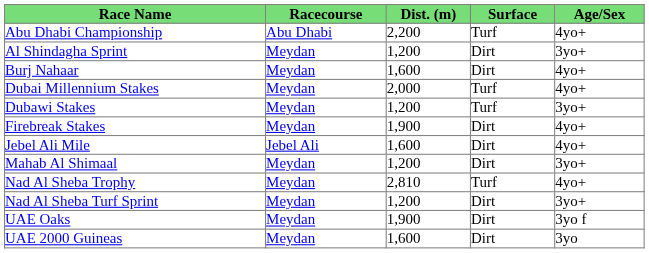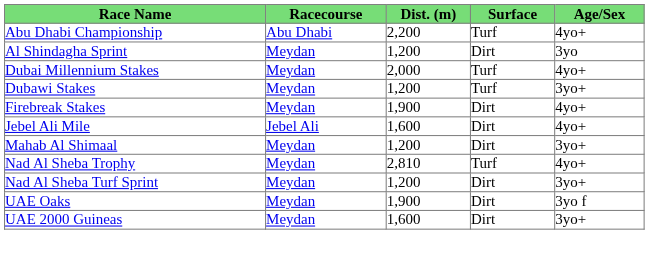(571, 51) 3yo+ -> (566, 51) 3yo
- row: (42, 70)
(566, 238) 3yo -> (571, 219) 3yo+
